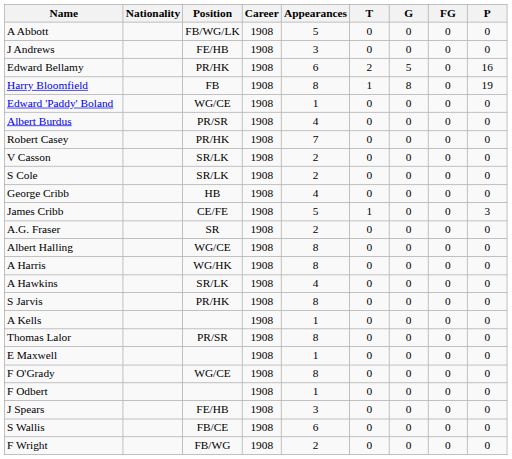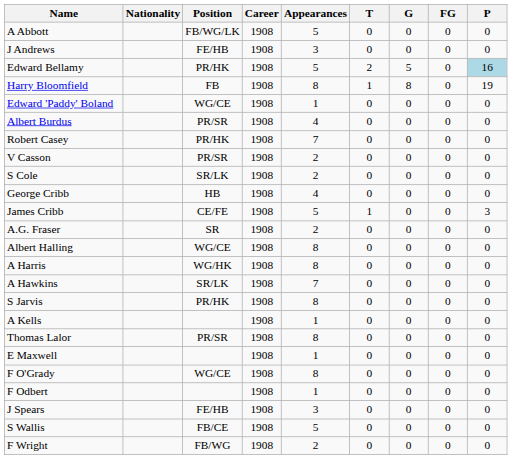(315, 67) 6 -> (315, 67) 5
(487, 67) no background -> (487, 67) lightblue background
(212, 157) SR/LK -> (212, 157) PR/SR
(315, 283) 4 -> (315, 283) 7
(315, 427) 6 -> (315, 427) 5
